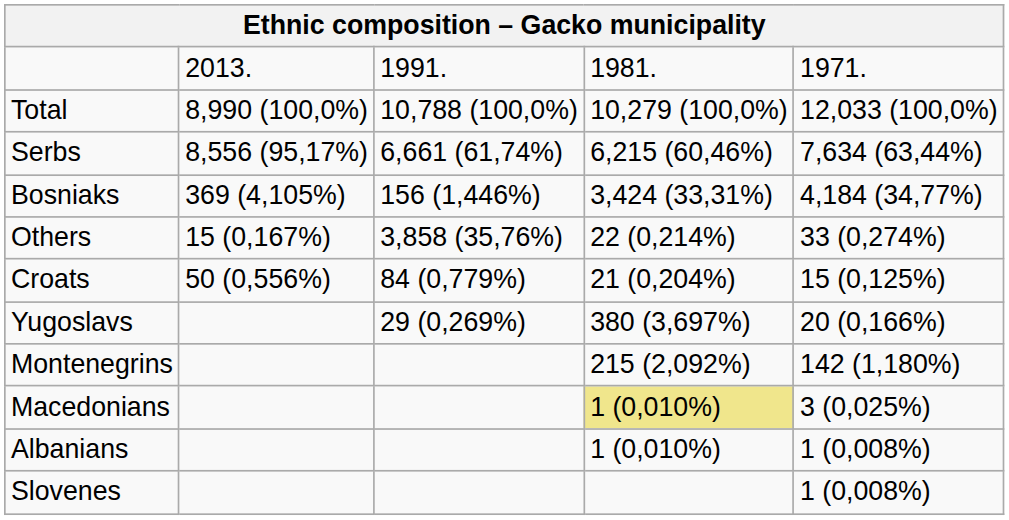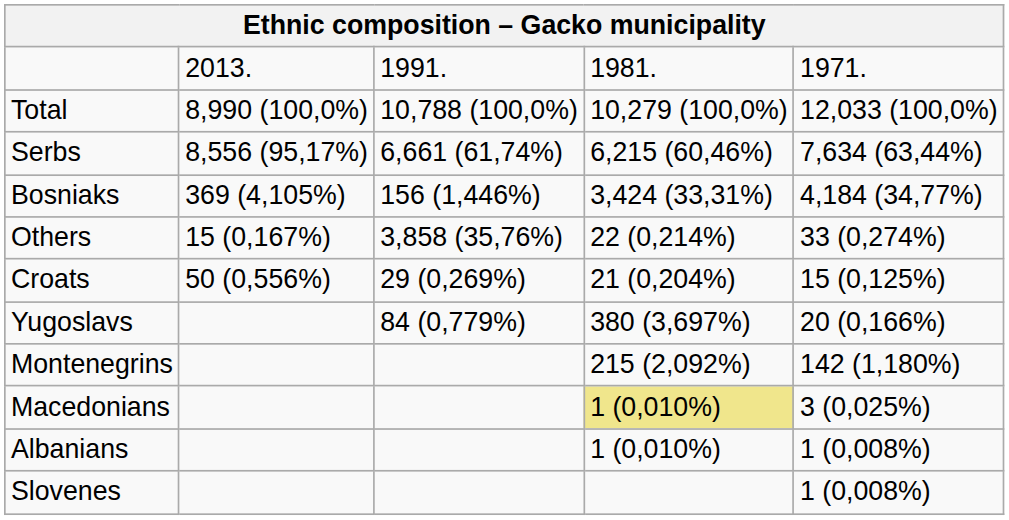(453, 279) 84 (0,779%) -> (453, 279) 29 (0,269%)
(453, 322) 29 (0,269%) -> (453, 322) 84 (0,779%)
